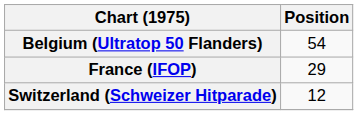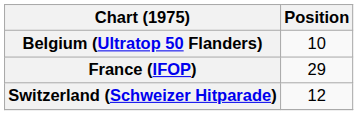(317, 43) 54 -> (317, 43) 10
